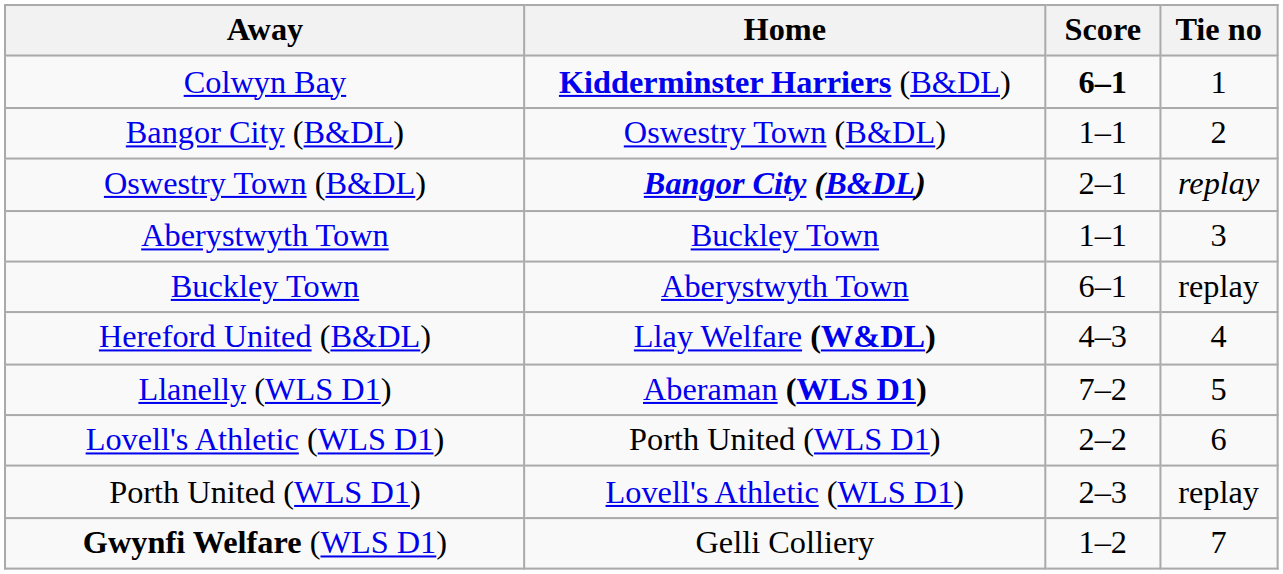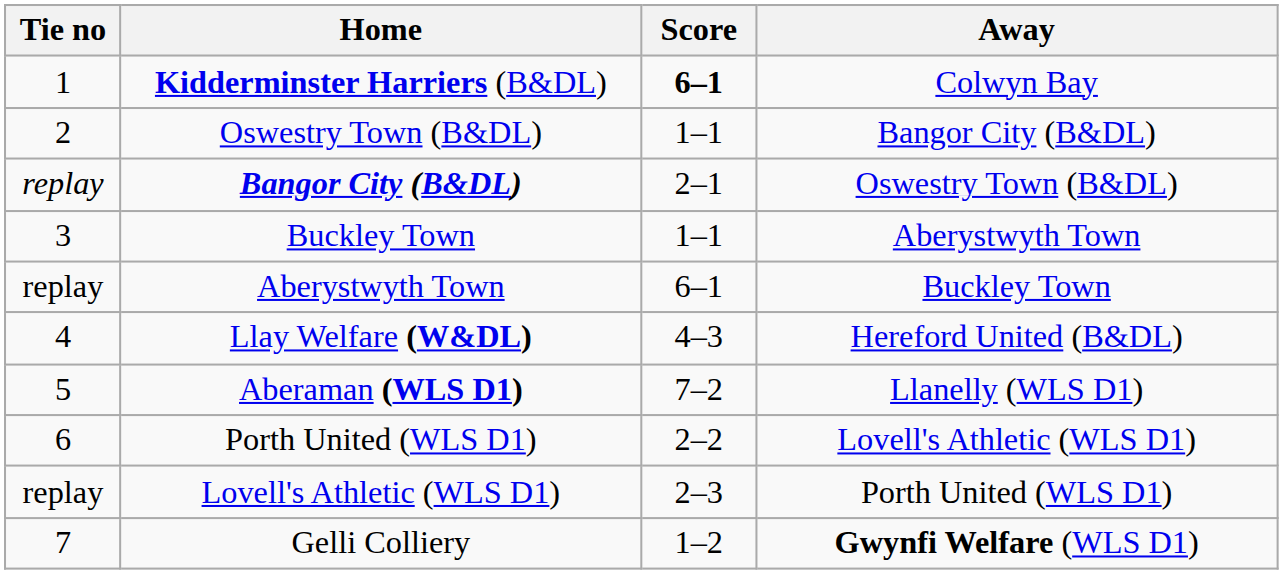columns swapped: (1219, 30) <-> (265, 30)
